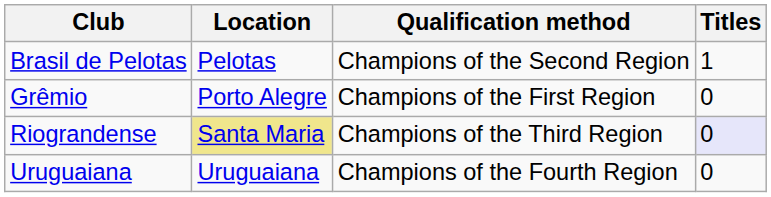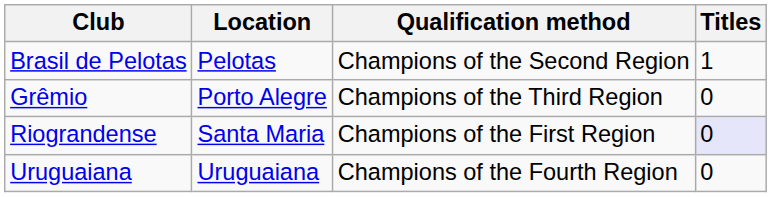(497, 97) Champions of the First Region -> (500, 97) Champions of the Third Region
(261, 135) khaki background -> (261, 135) no background
(500, 135) Champions of the Third Region -> (497, 135) Champions of the First Region
